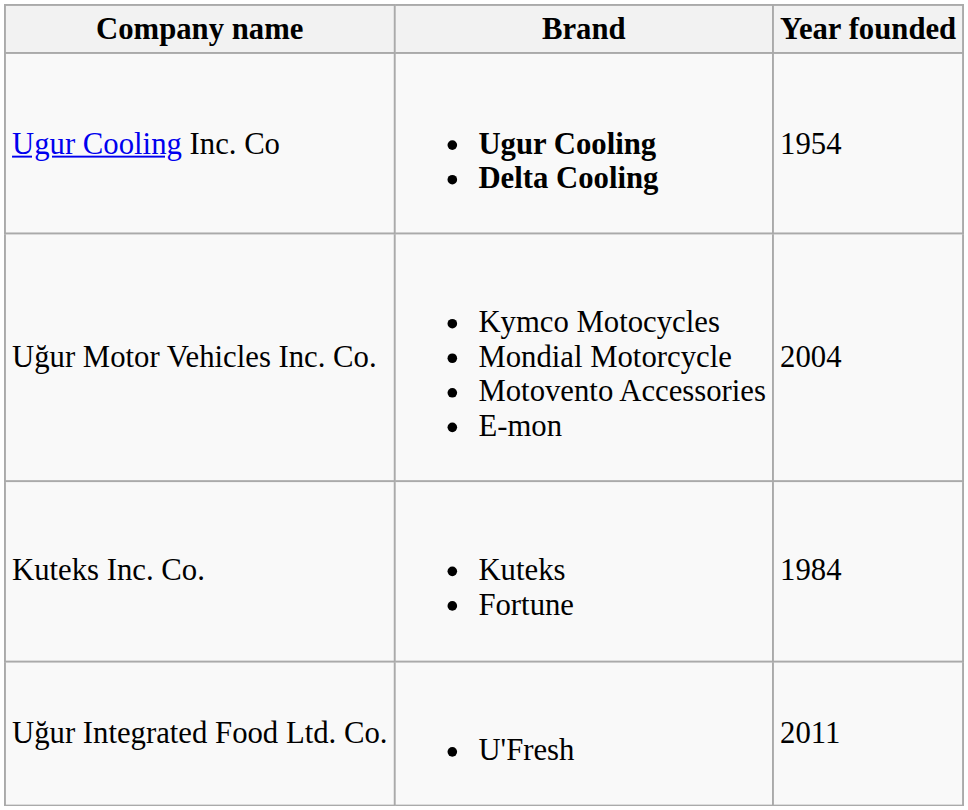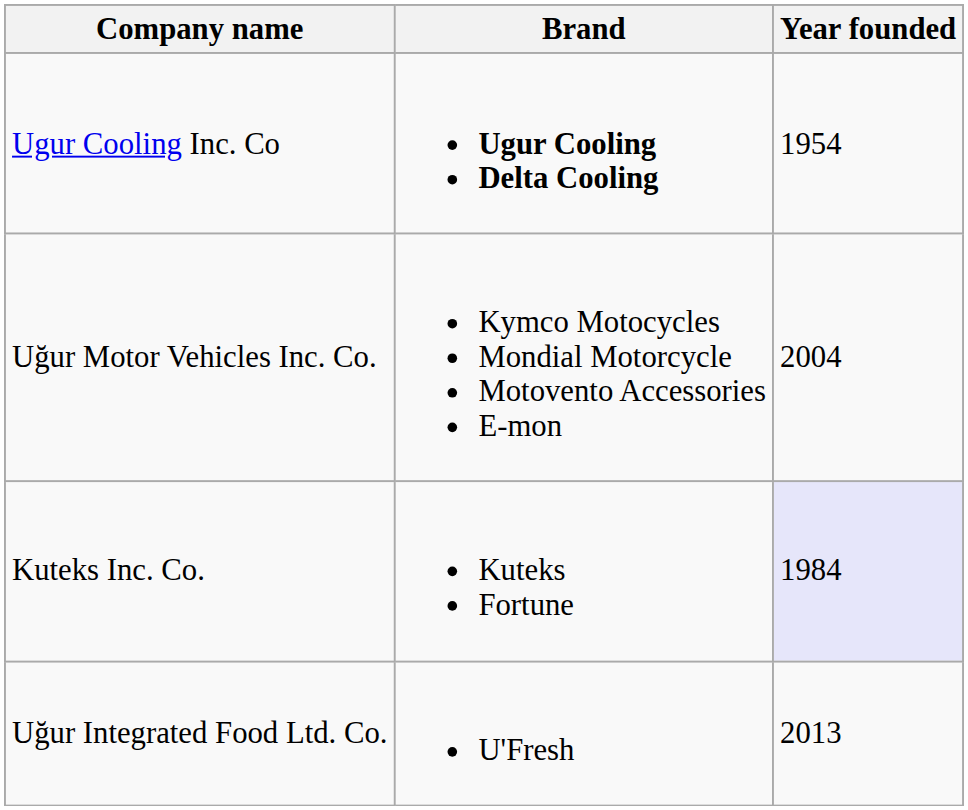(811, 570) no background -> (811, 570) lavender background
(810, 732) 2011 -> (811, 732) 2013
